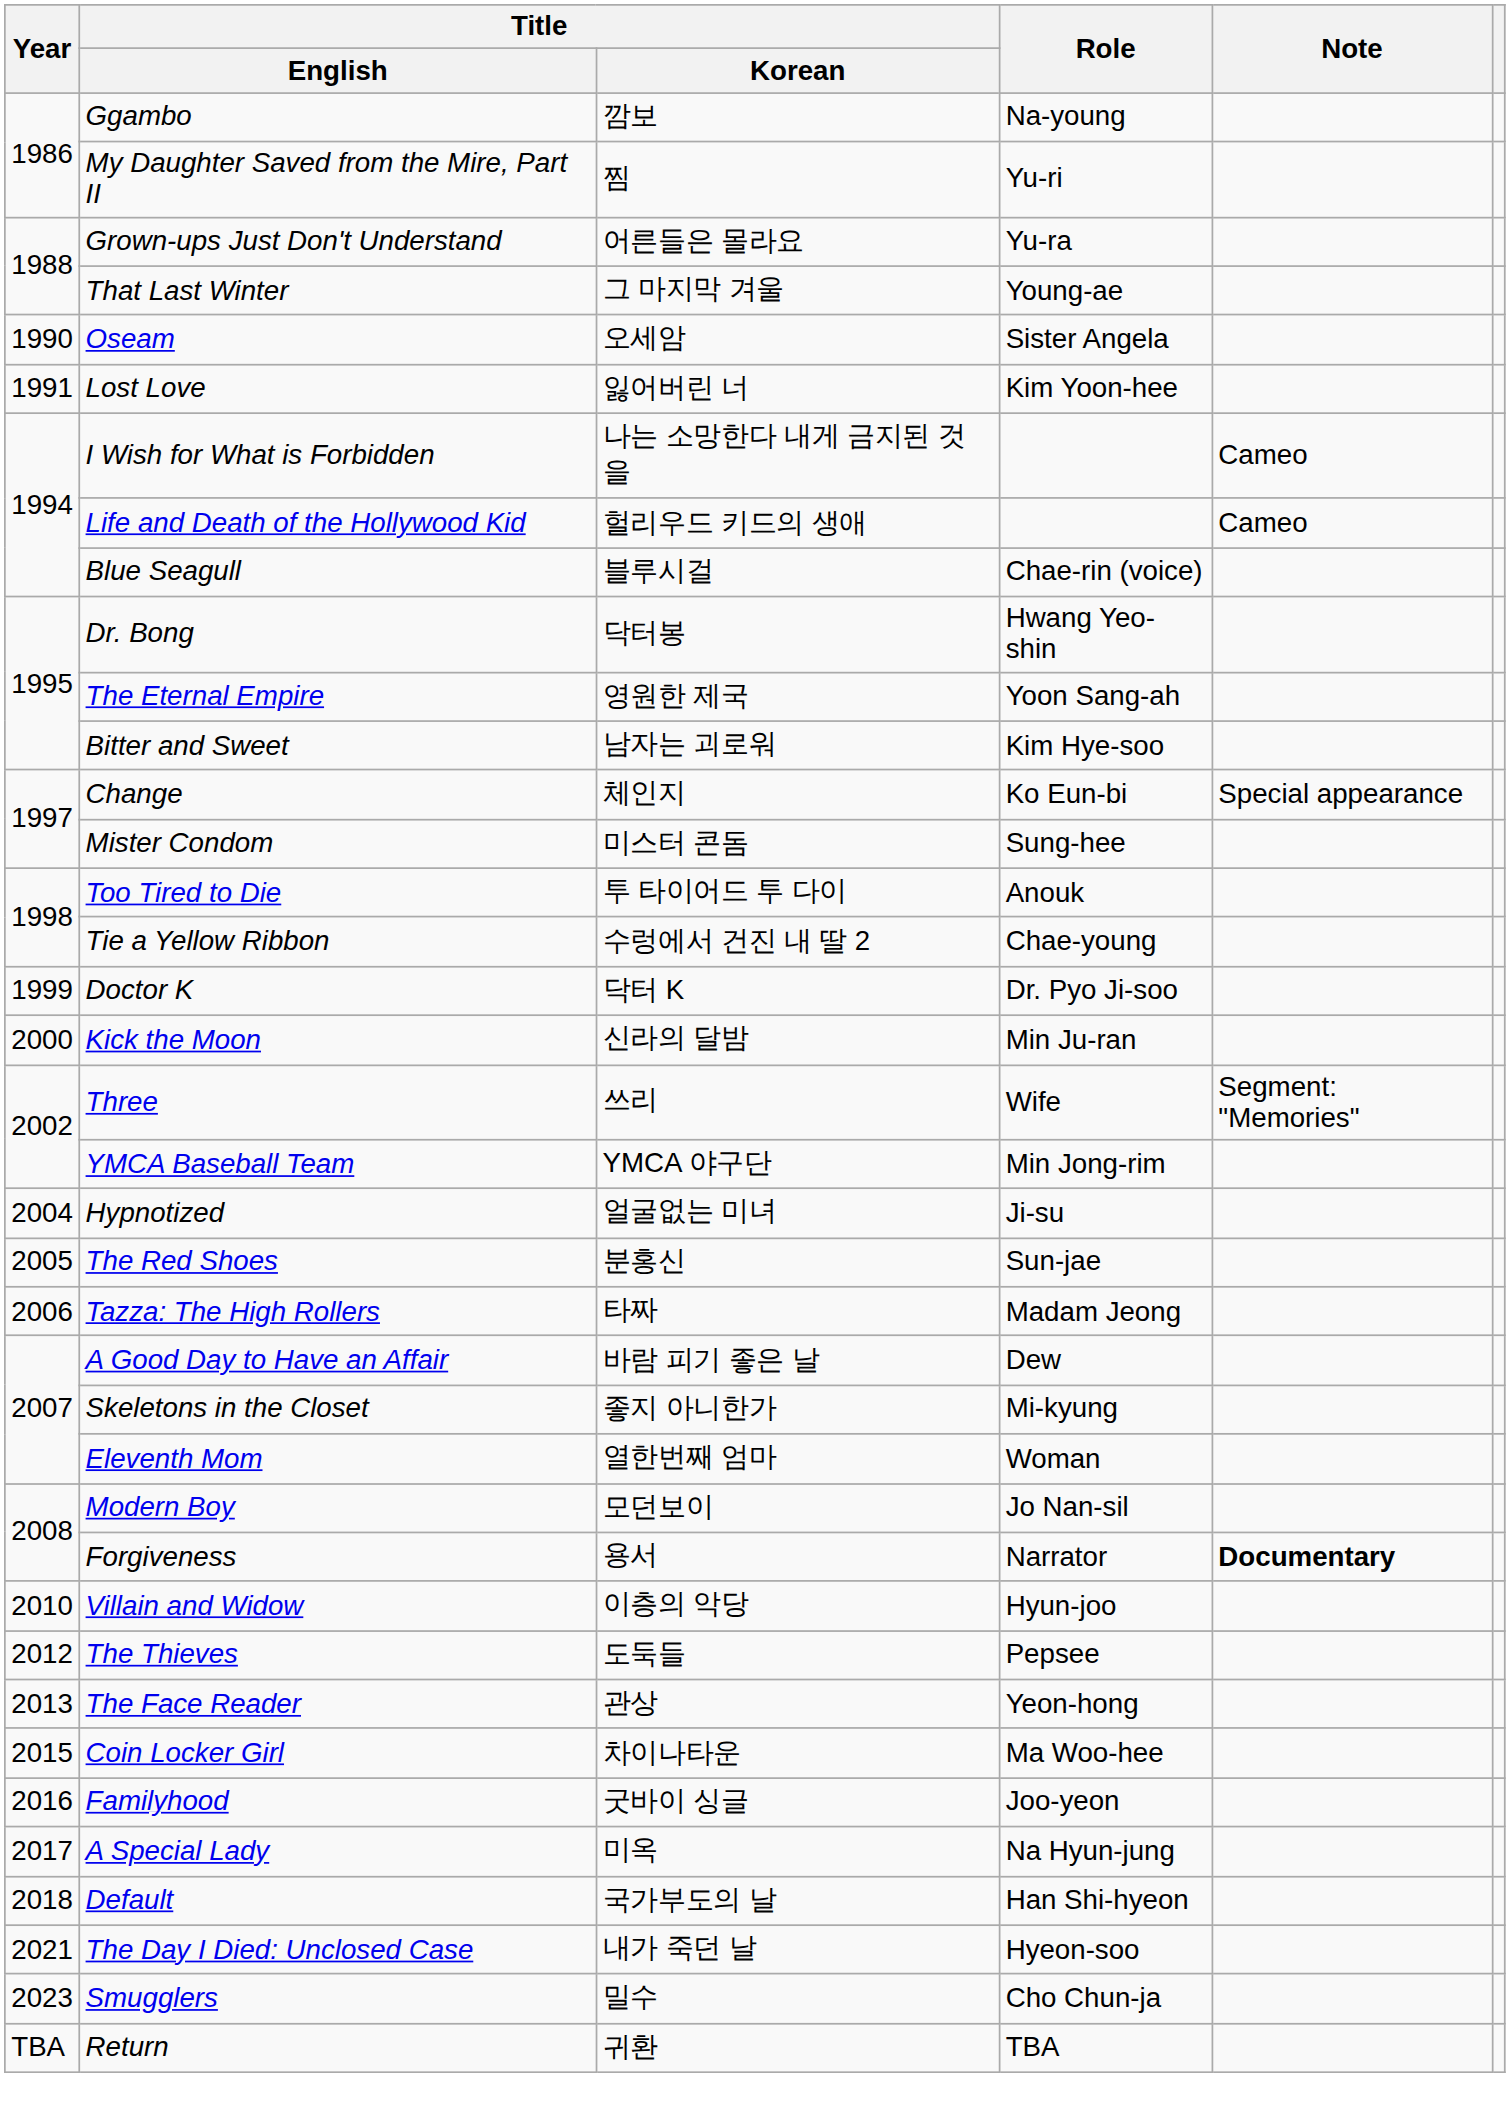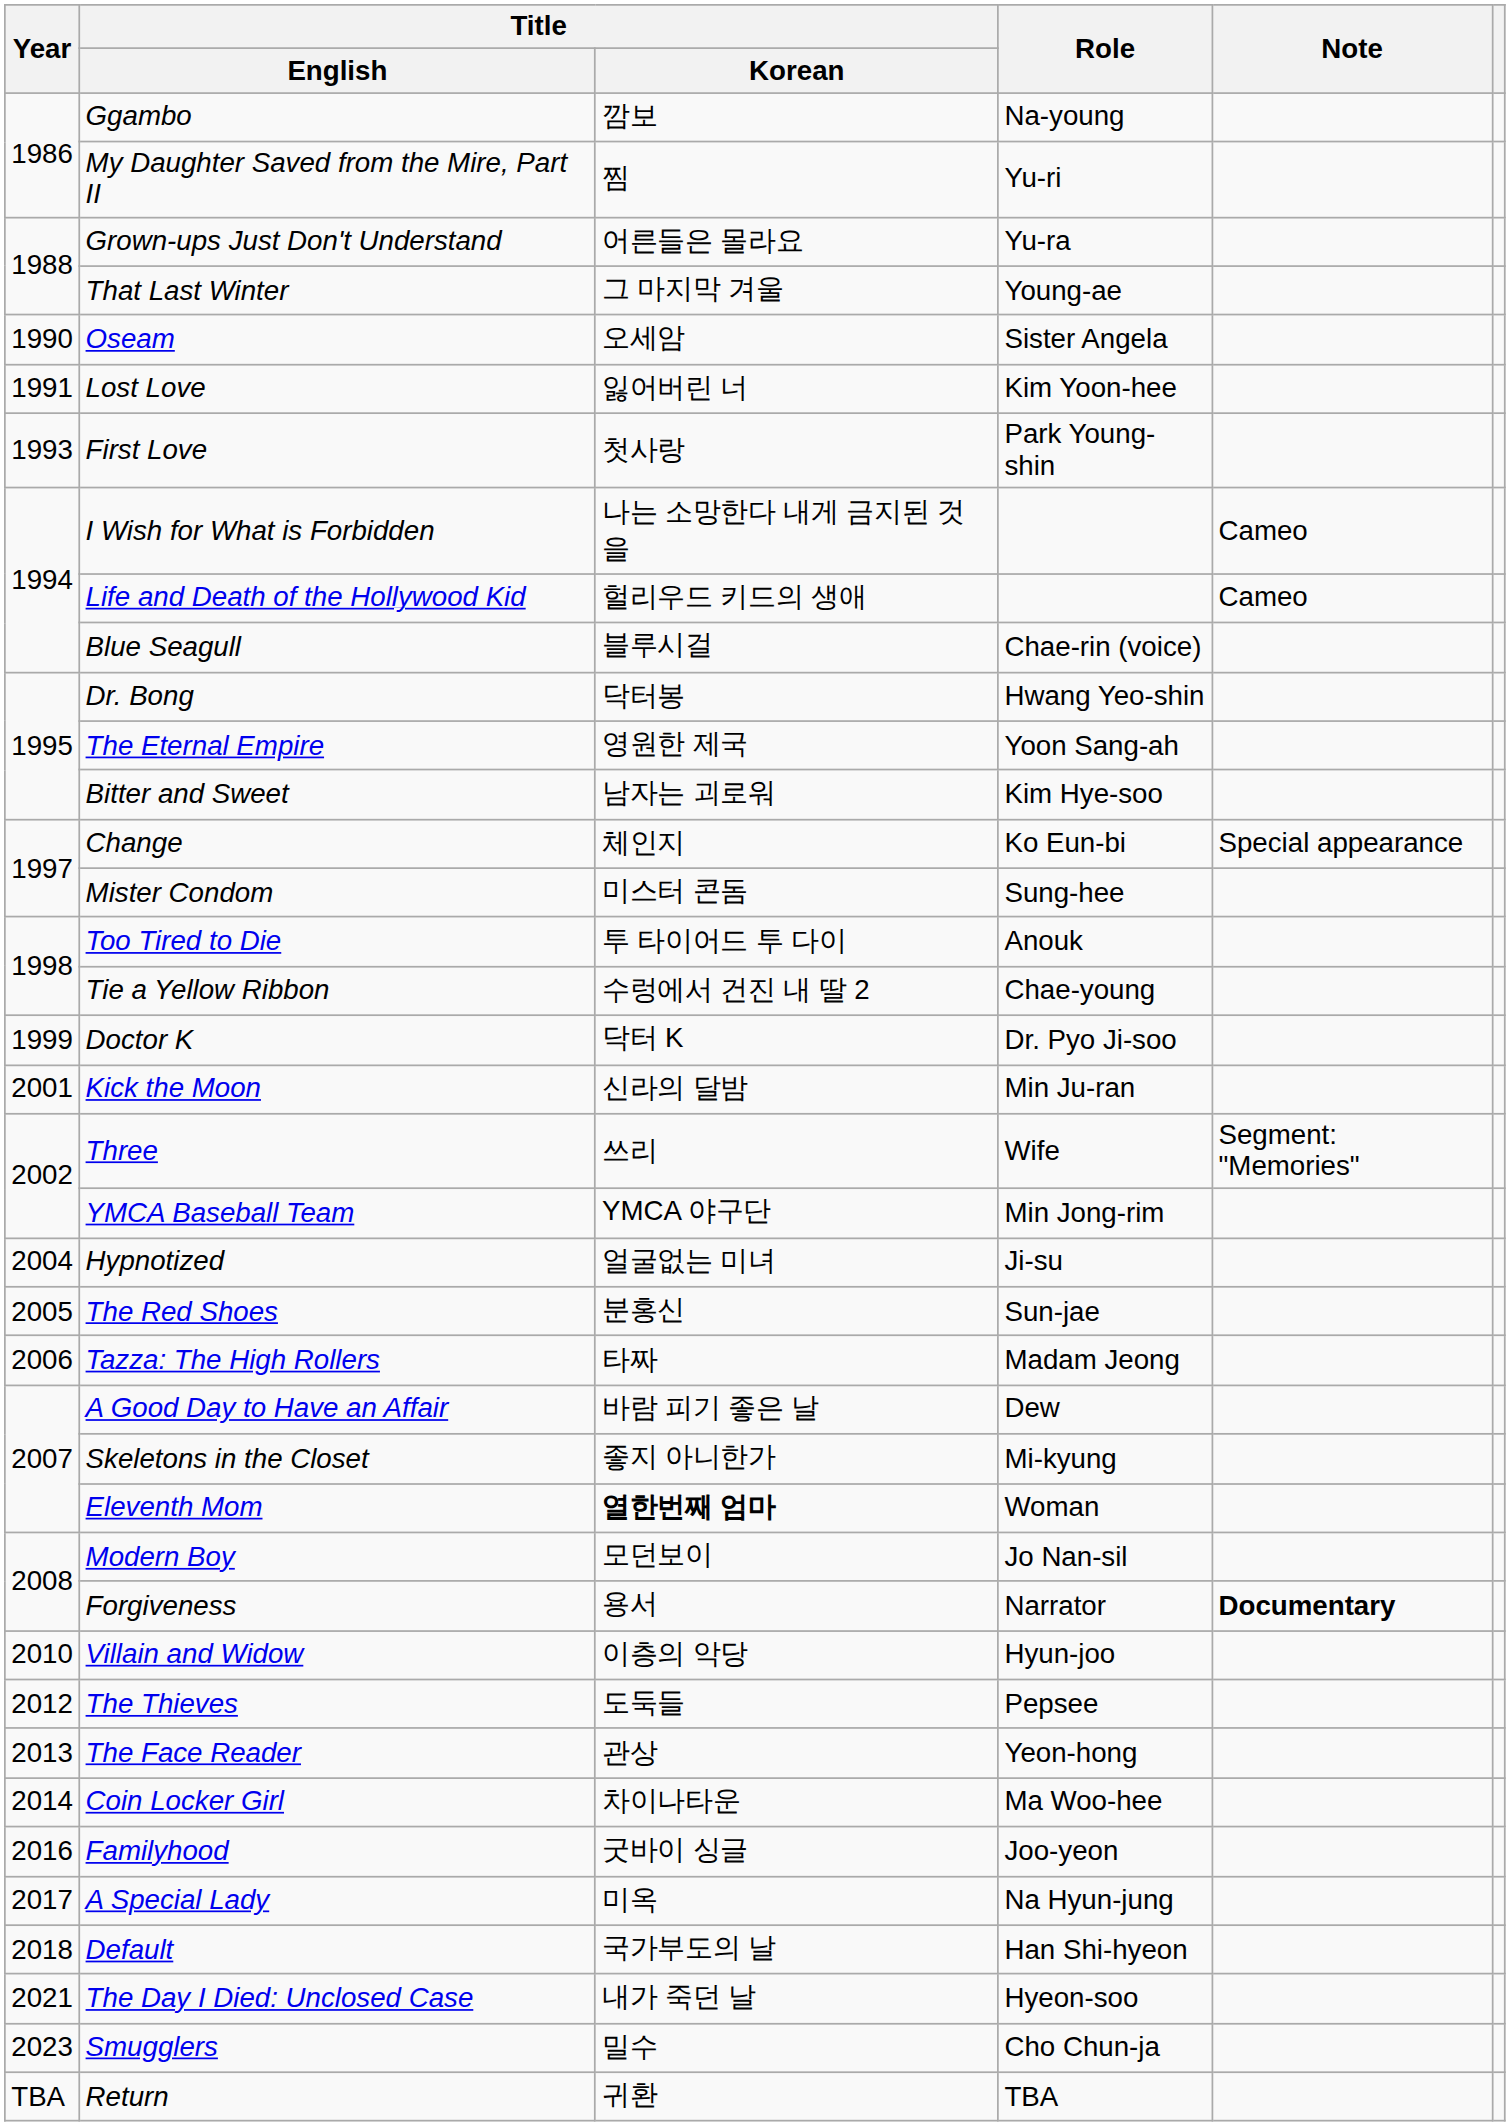+ row: (146, 450)
(42, 1039) 2000 -> (42, 1088) 2001
(689, 1457) normal -> (689, 1506) bold
(42, 1752) 2015 -> (42, 1801) 2014
